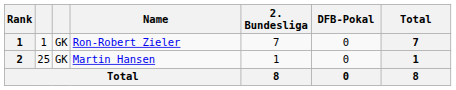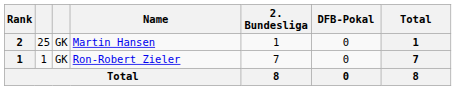rows swapped: (127, 42) <-> (114, 59)
